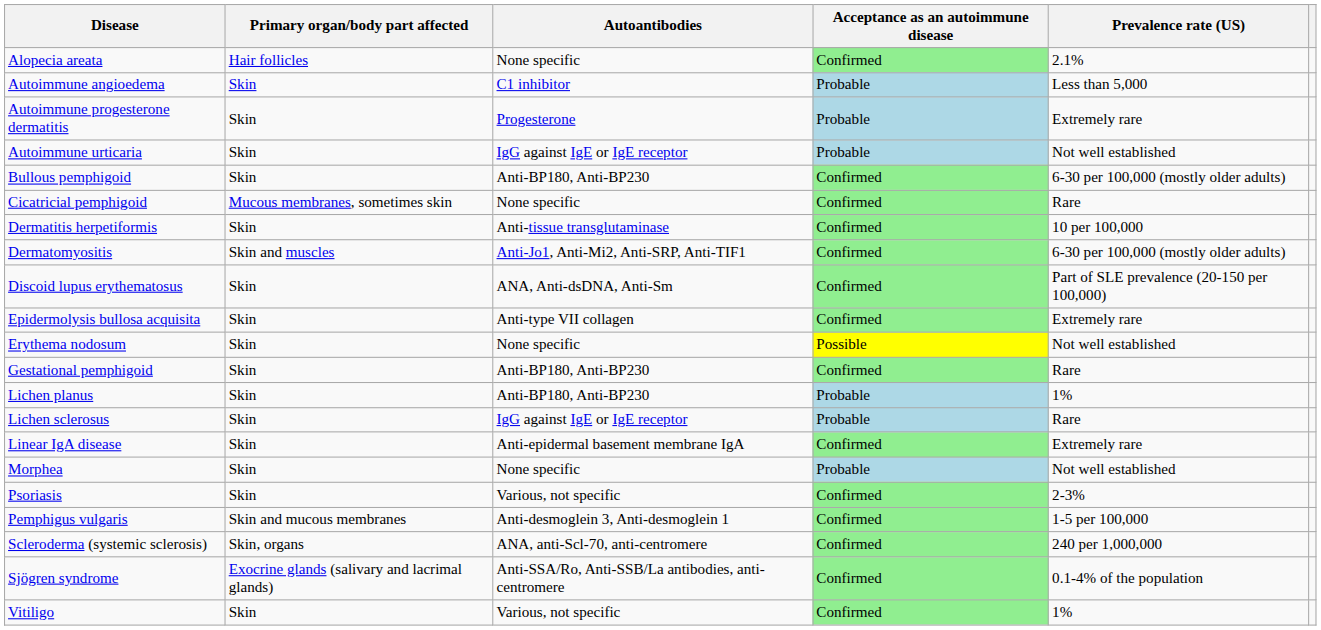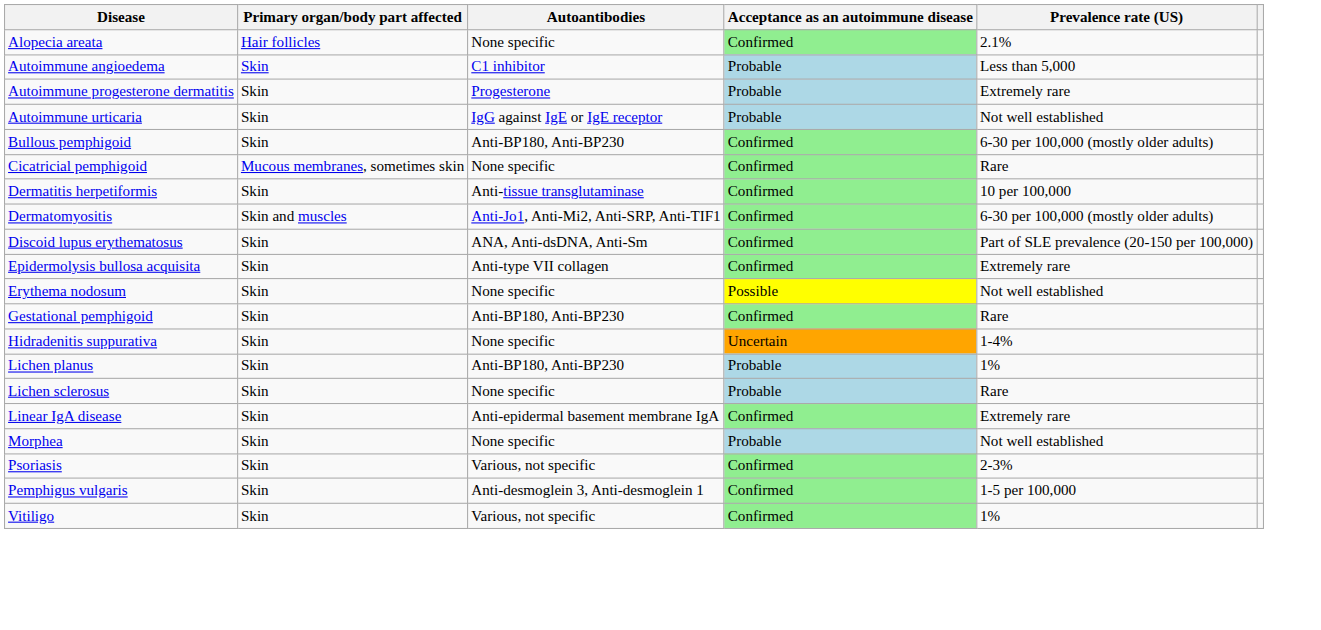+ row: (83, 341)
(592, 420) IgG against IgE or IgE receptor -> (513, 391) None specific
(317, 519) Skin and mucous membranes -> (255, 491) Skin
- row: (108, 544)
- row: (63, 578)
